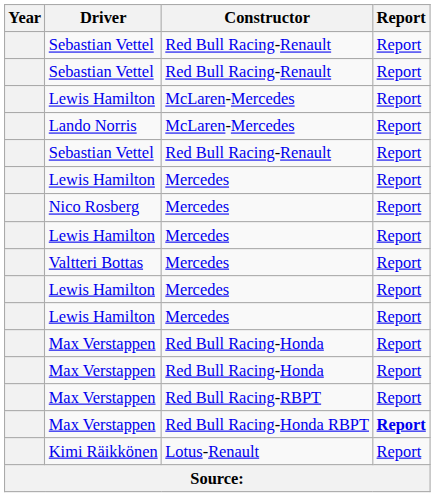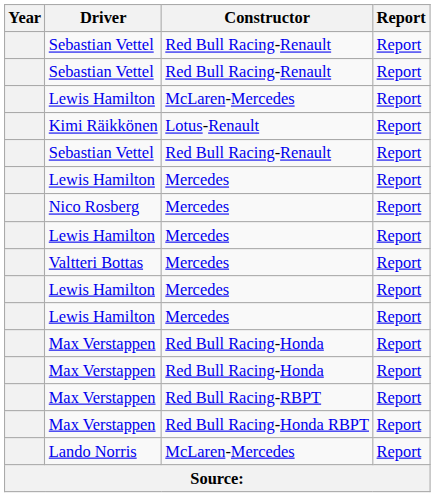rows swapped: (103, 451) <-> (93, 126)
(401, 424) bold -> (399, 424) normal
